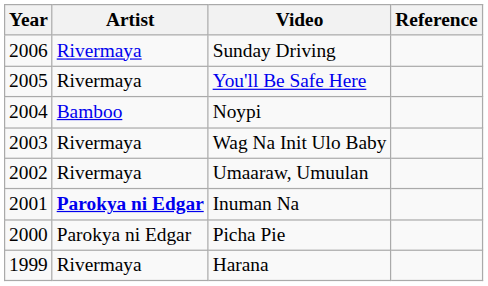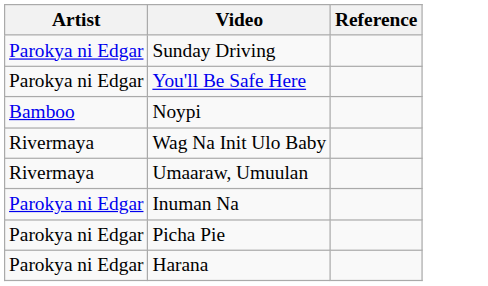- column: (28, 19)
(99, 50) Rivermaya -> (76, 50) Parokya ni Edgar
(99, 81) Rivermaya -> (76, 81) Parokya ni Edgar
(130, 204) bold -> (76, 204) normal
(99, 265) Rivermaya -> (76, 265) Parokya ni Edgar
